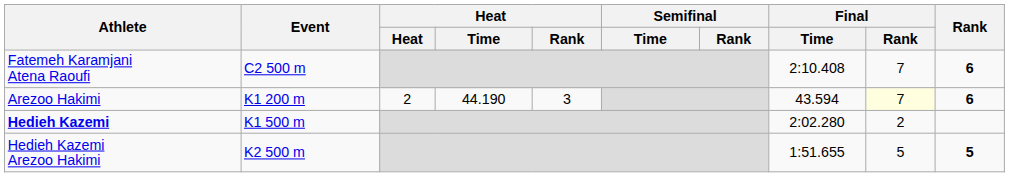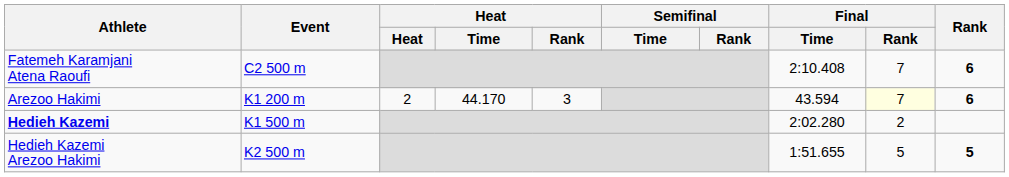(484, 100) 44.190 -> (484, 100) 44.170
